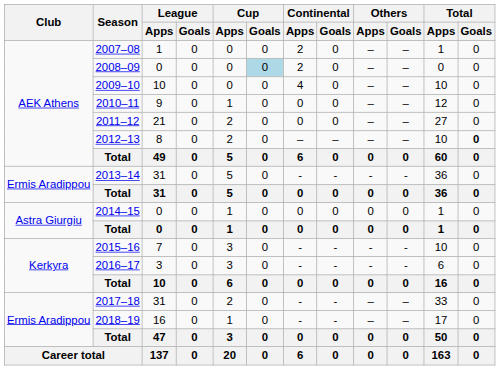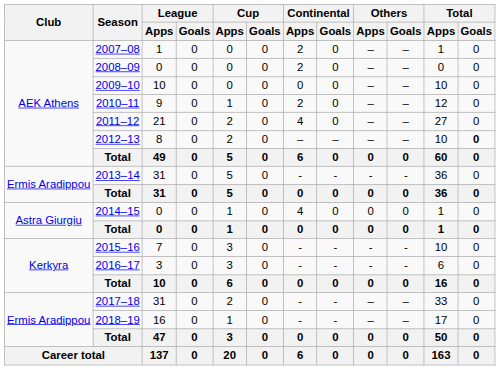(265, 67) lightblue background -> (265, 67) no background
(300, 85) 4 -> (300, 85) 0
(300, 103) 0 -> (300, 103) 2
(300, 121) 0 -> (300, 121) 4
(300, 211) 0 -> (300, 211) 4
